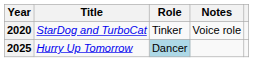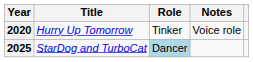(92, 30) StarDog and TurboCat -> (84, 30) Hurry Up Tomorrow
(84, 48) Hurry Up Tomorrow -> (92, 48) StarDog and TurboCat
